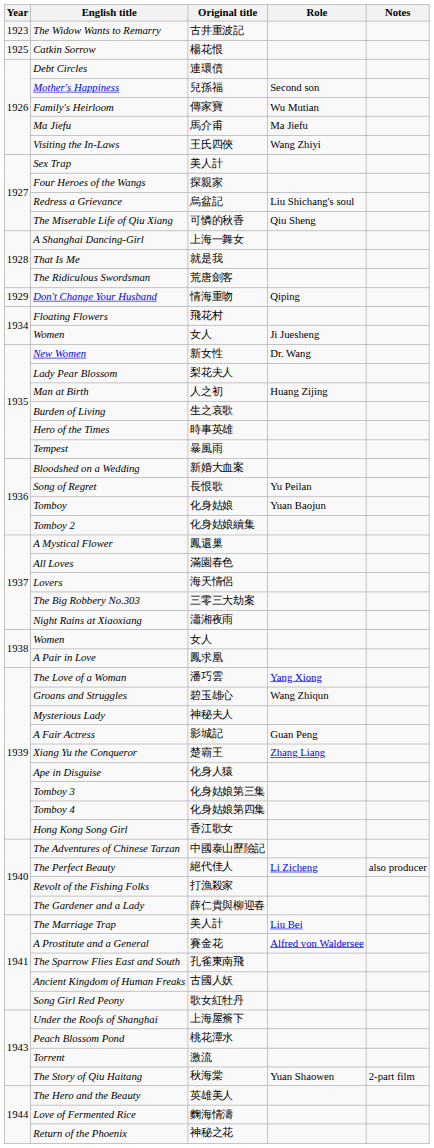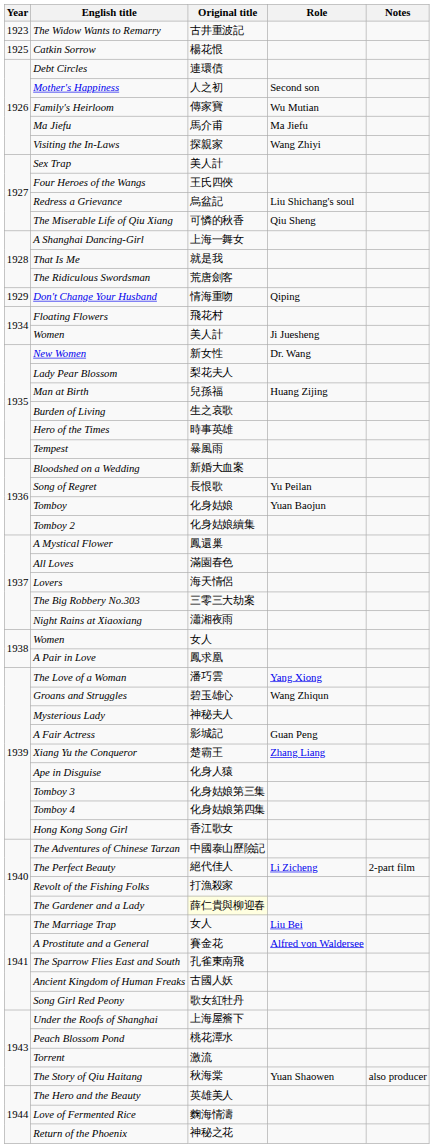(206, 87) 兒孫福 -> (206, 87) 人之初
(212, 144) 王氏四俠 -> (206, 144) 探親家
(206, 182) 探親家 -> (212, 182) 王氏四俠
(201, 334) 女人 -> (206, 334) 美人計
(206, 391) 人之初 -> (206, 391) 兒孫福
(398, 867) also producer -> (392, 867) 2-part film
(228, 905) no background -> (228, 905) lightyellow background
(206, 924) 美人計 -> (201, 924) 女人
(392, 1076) 2-part film -> (398, 1076) also producer
